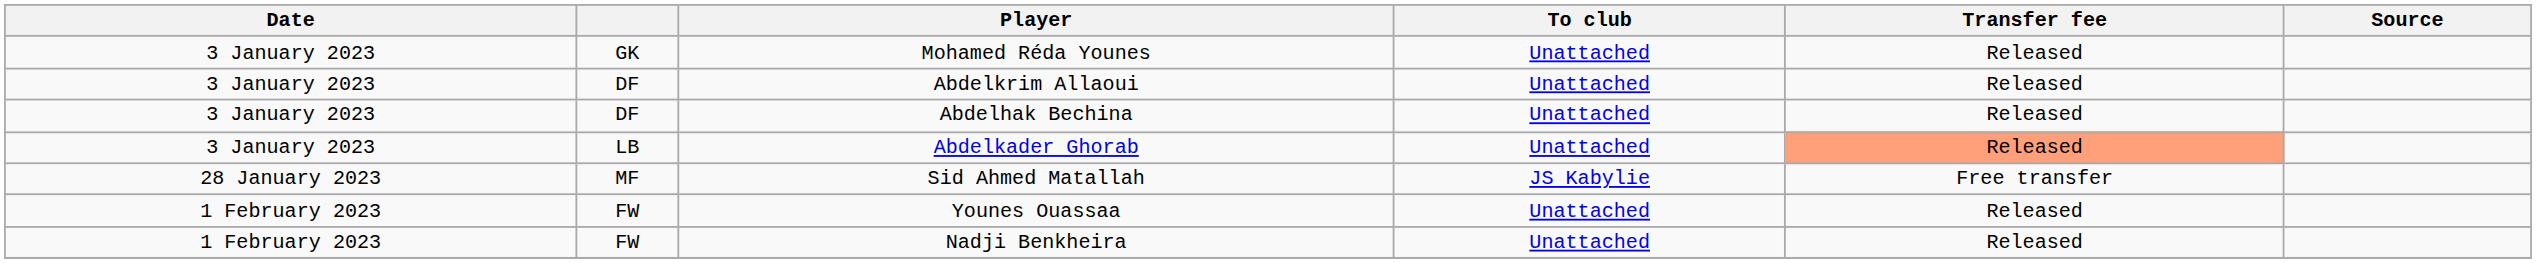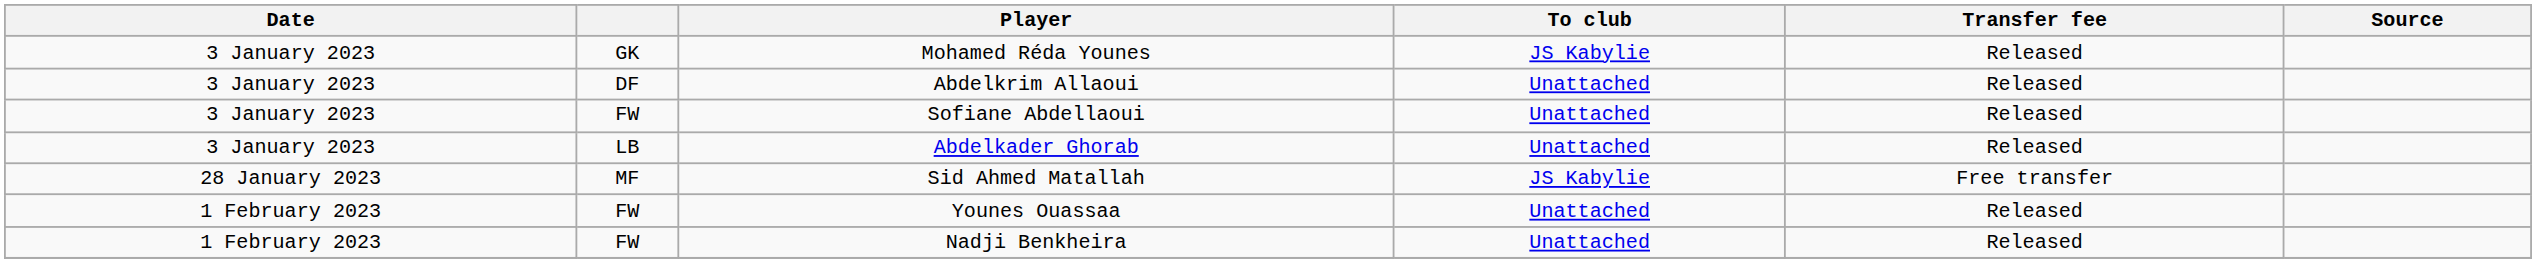(1590, 52) Unattached -> (1590, 52) JS Kabylie
- row: (1036, 116)
+ row: (1036, 116)
(2035, 148) lightsalmon background -> (2035, 148) no background
